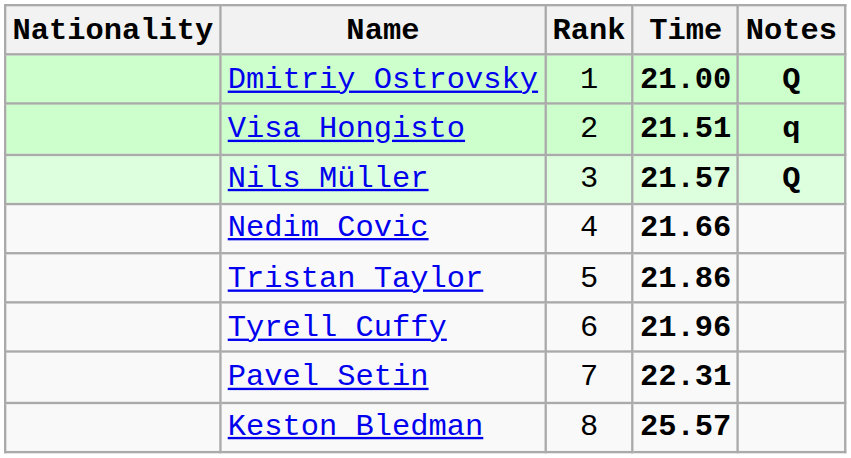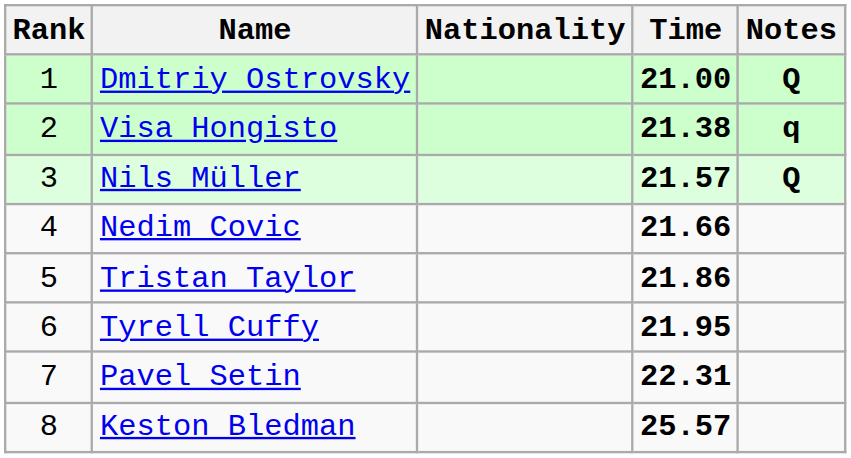columns swapped: (589, 30) <-> (113, 30)
(686, 129) 21.51 -> (686, 129) 21.38
(686, 327) 21.96 -> (686, 327) 21.95
